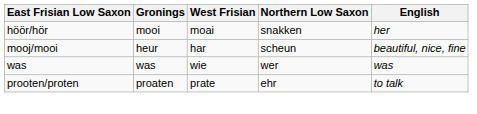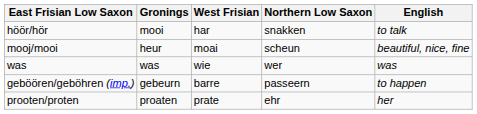(202, 30) moai -> (202, 30) har
(382, 30) her -> (392, 30) to talk
(198, 48) har -> (206, 48) moai
+ row: (71, 83)
(388, 83) to talk -> (385, 100) her
